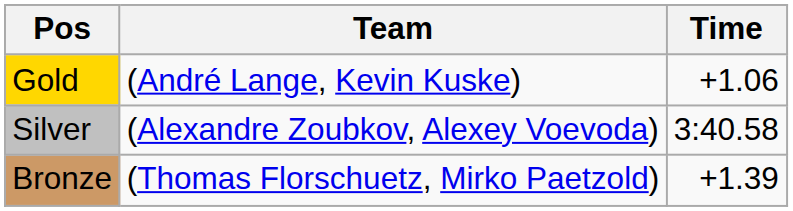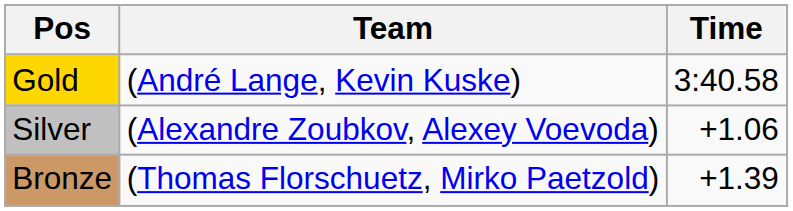(739, 79) +1.06 -> (726, 79) 3:40.58
(726, 129) 3:40.58 -> (739, 129) +1.06
